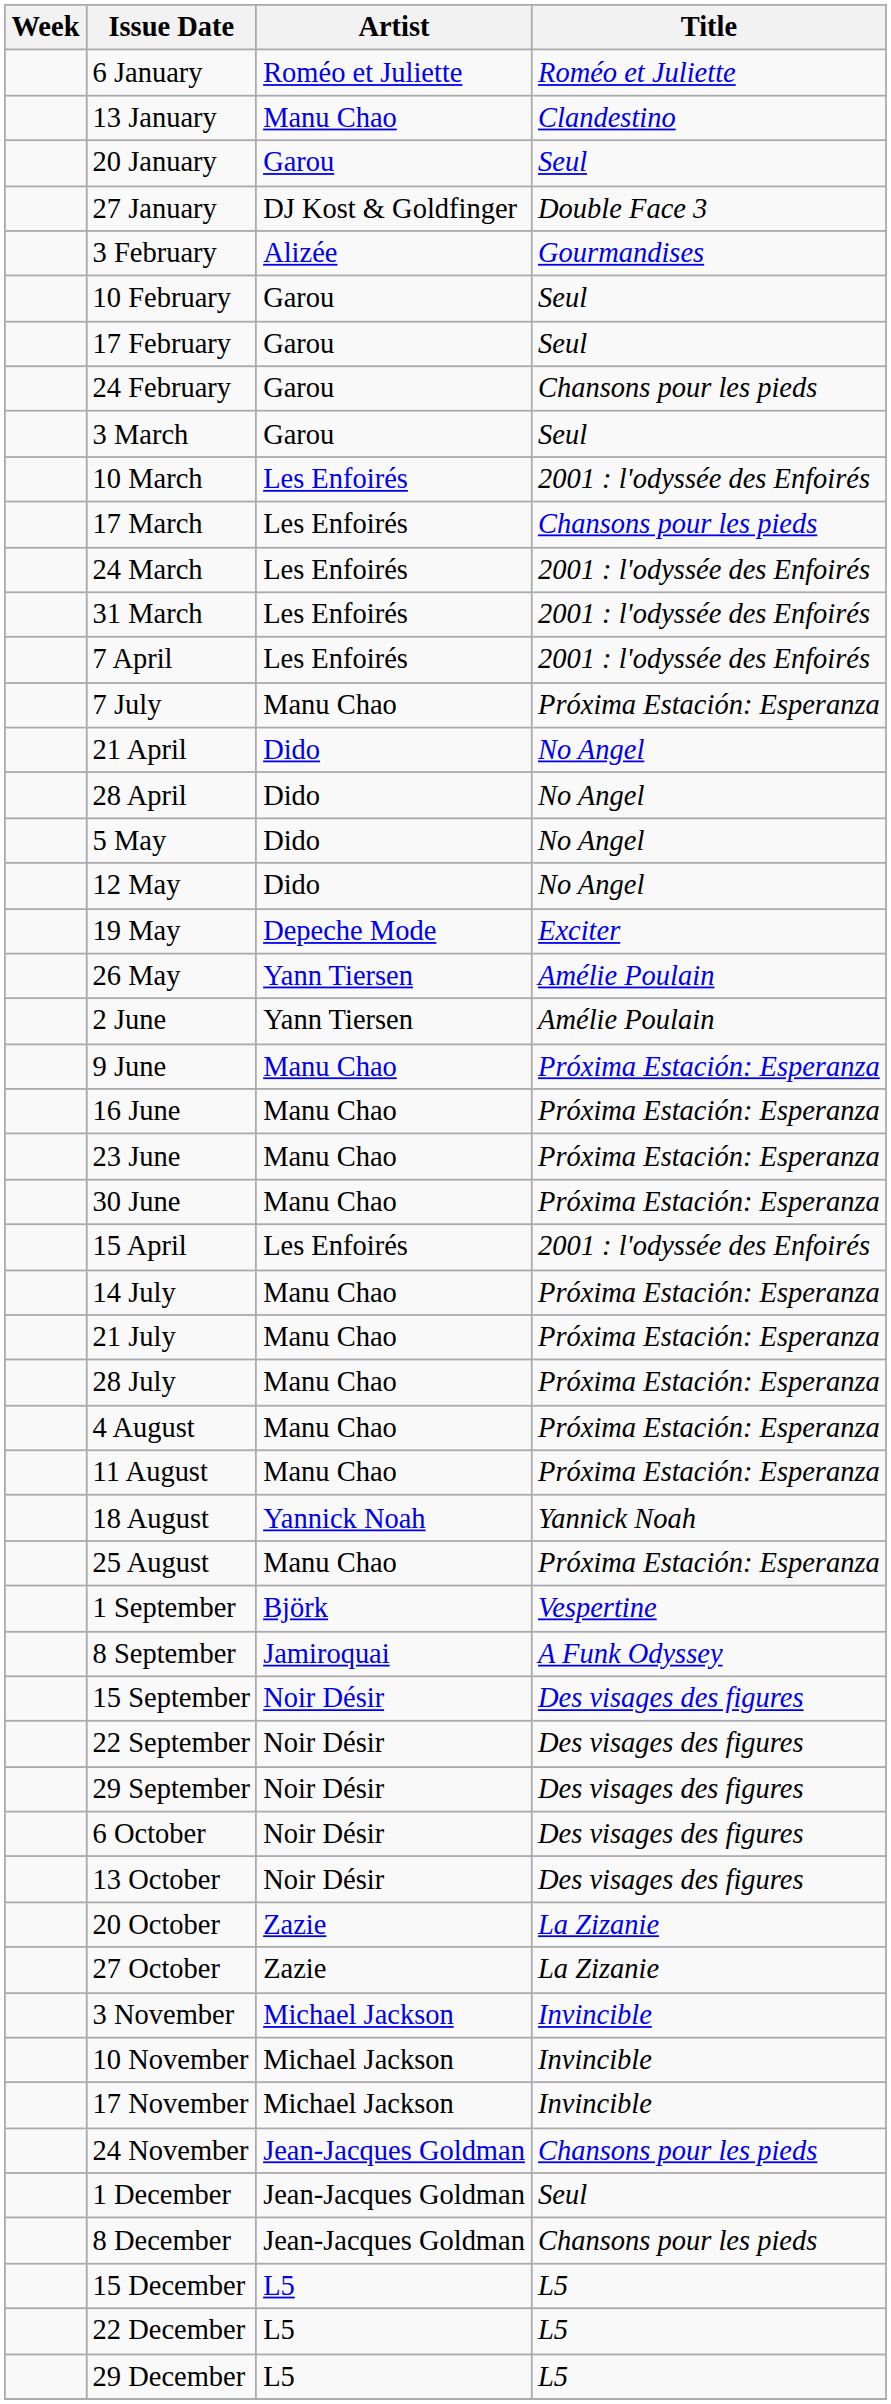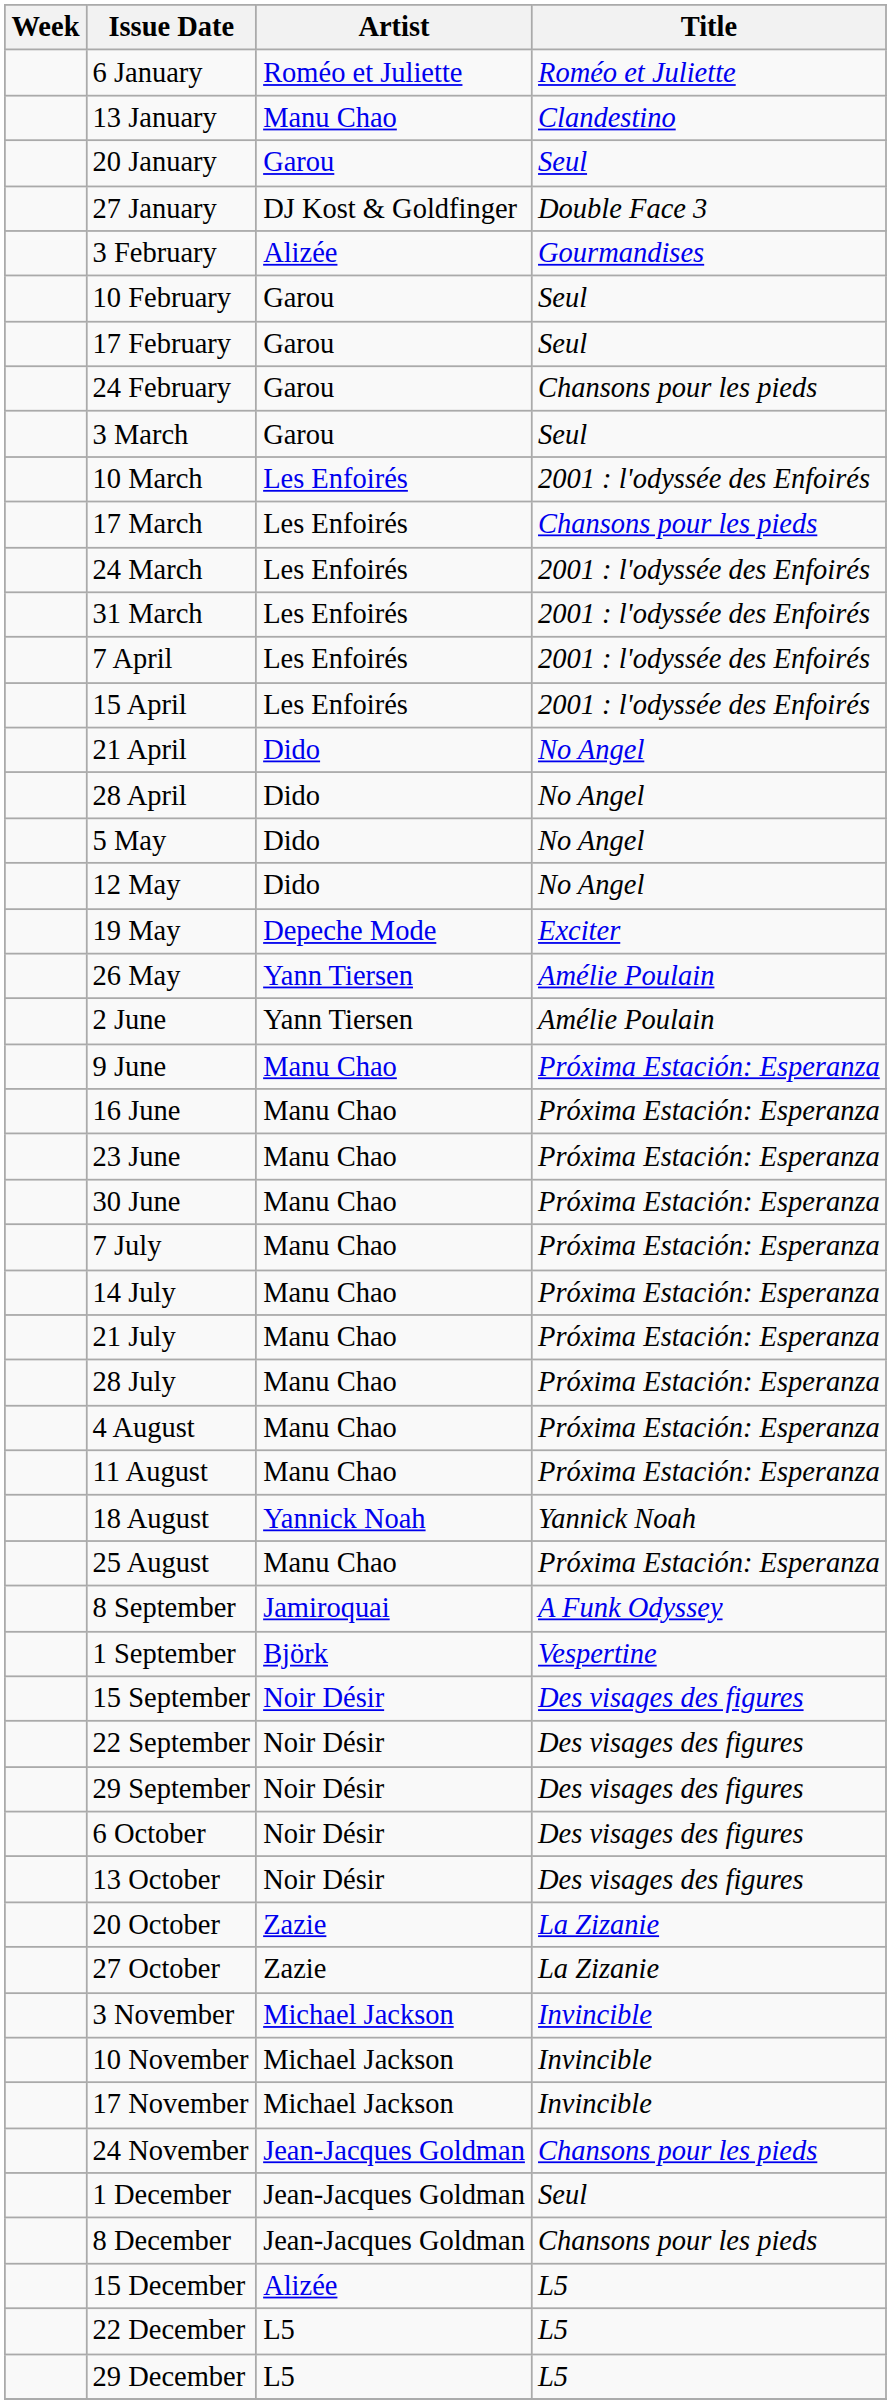rows swapped: (140, 1246) <-> (127, 704)
rows swapped: (164, 1607) <-> (164, 1653)
(279, 2285) L5 -> (300, 2285) Alizée
